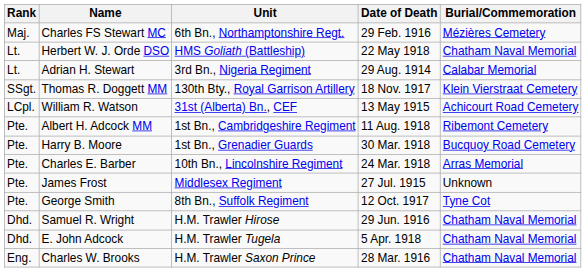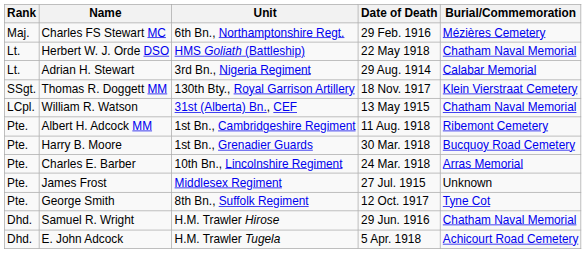(511, 107) Achicourt Road Cemetery -> (510, 107) Chatham Naval Memorial
(510, 239) Chatham Naval Memorial -> (511, 239) Achicourt Road Cemetery
- row: (91, 257)
